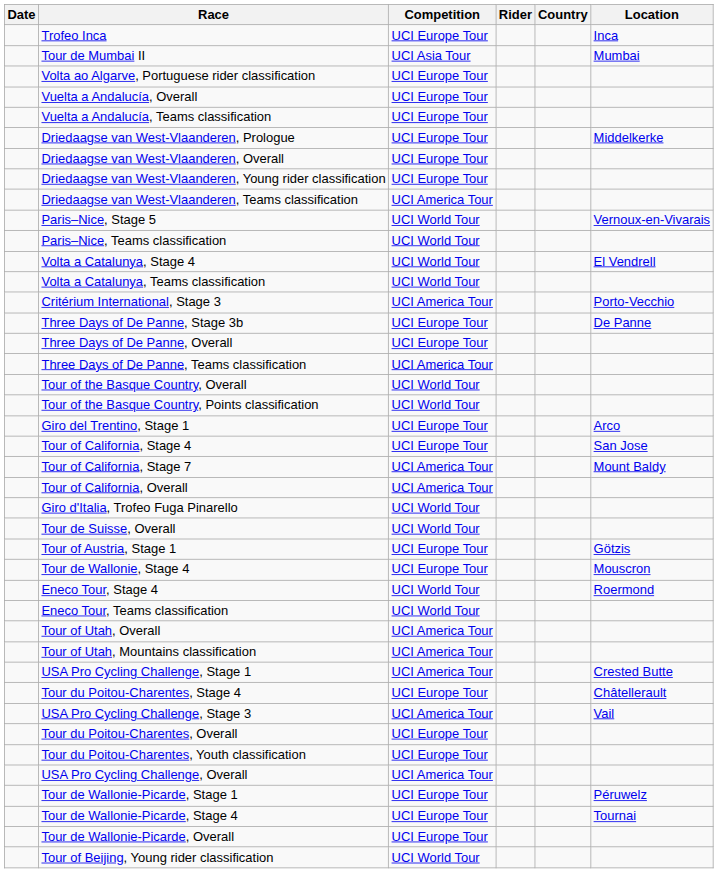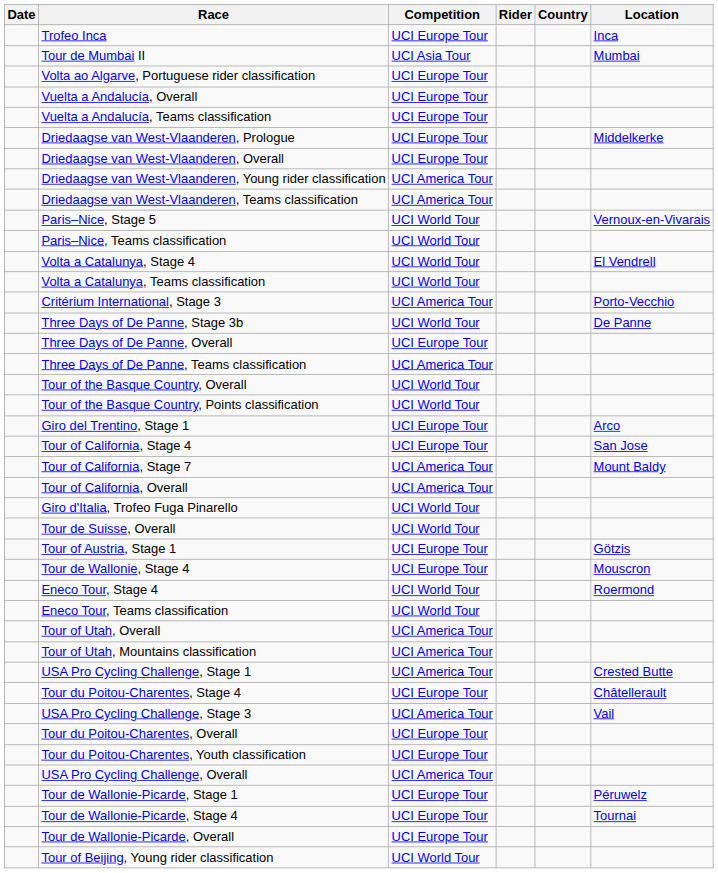(440, 179) UCI Europe Tour -> (442, 179) UCI America Tour
(440, 323) UCI Europe Tour -> (436, 323) UCI World Tour
